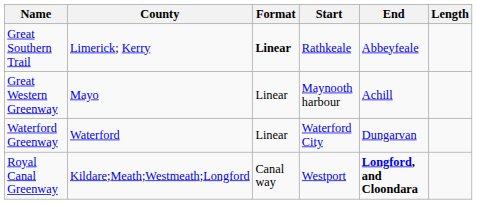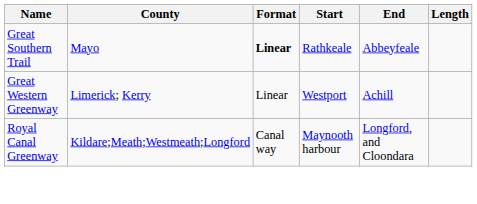(110, 47) Limerick; Kerry -> (85, 47) Mayo
(84, 94) Mayo -> (111, 94) Limerick; Kerry
(327, 94) Maynooth harbour -> (324, 94) Westport
- row: (33, 135)
(324, 175) Westport -> (328, 142) Maynooth harbour
(390, 175) bold -> (388, 142) normal
